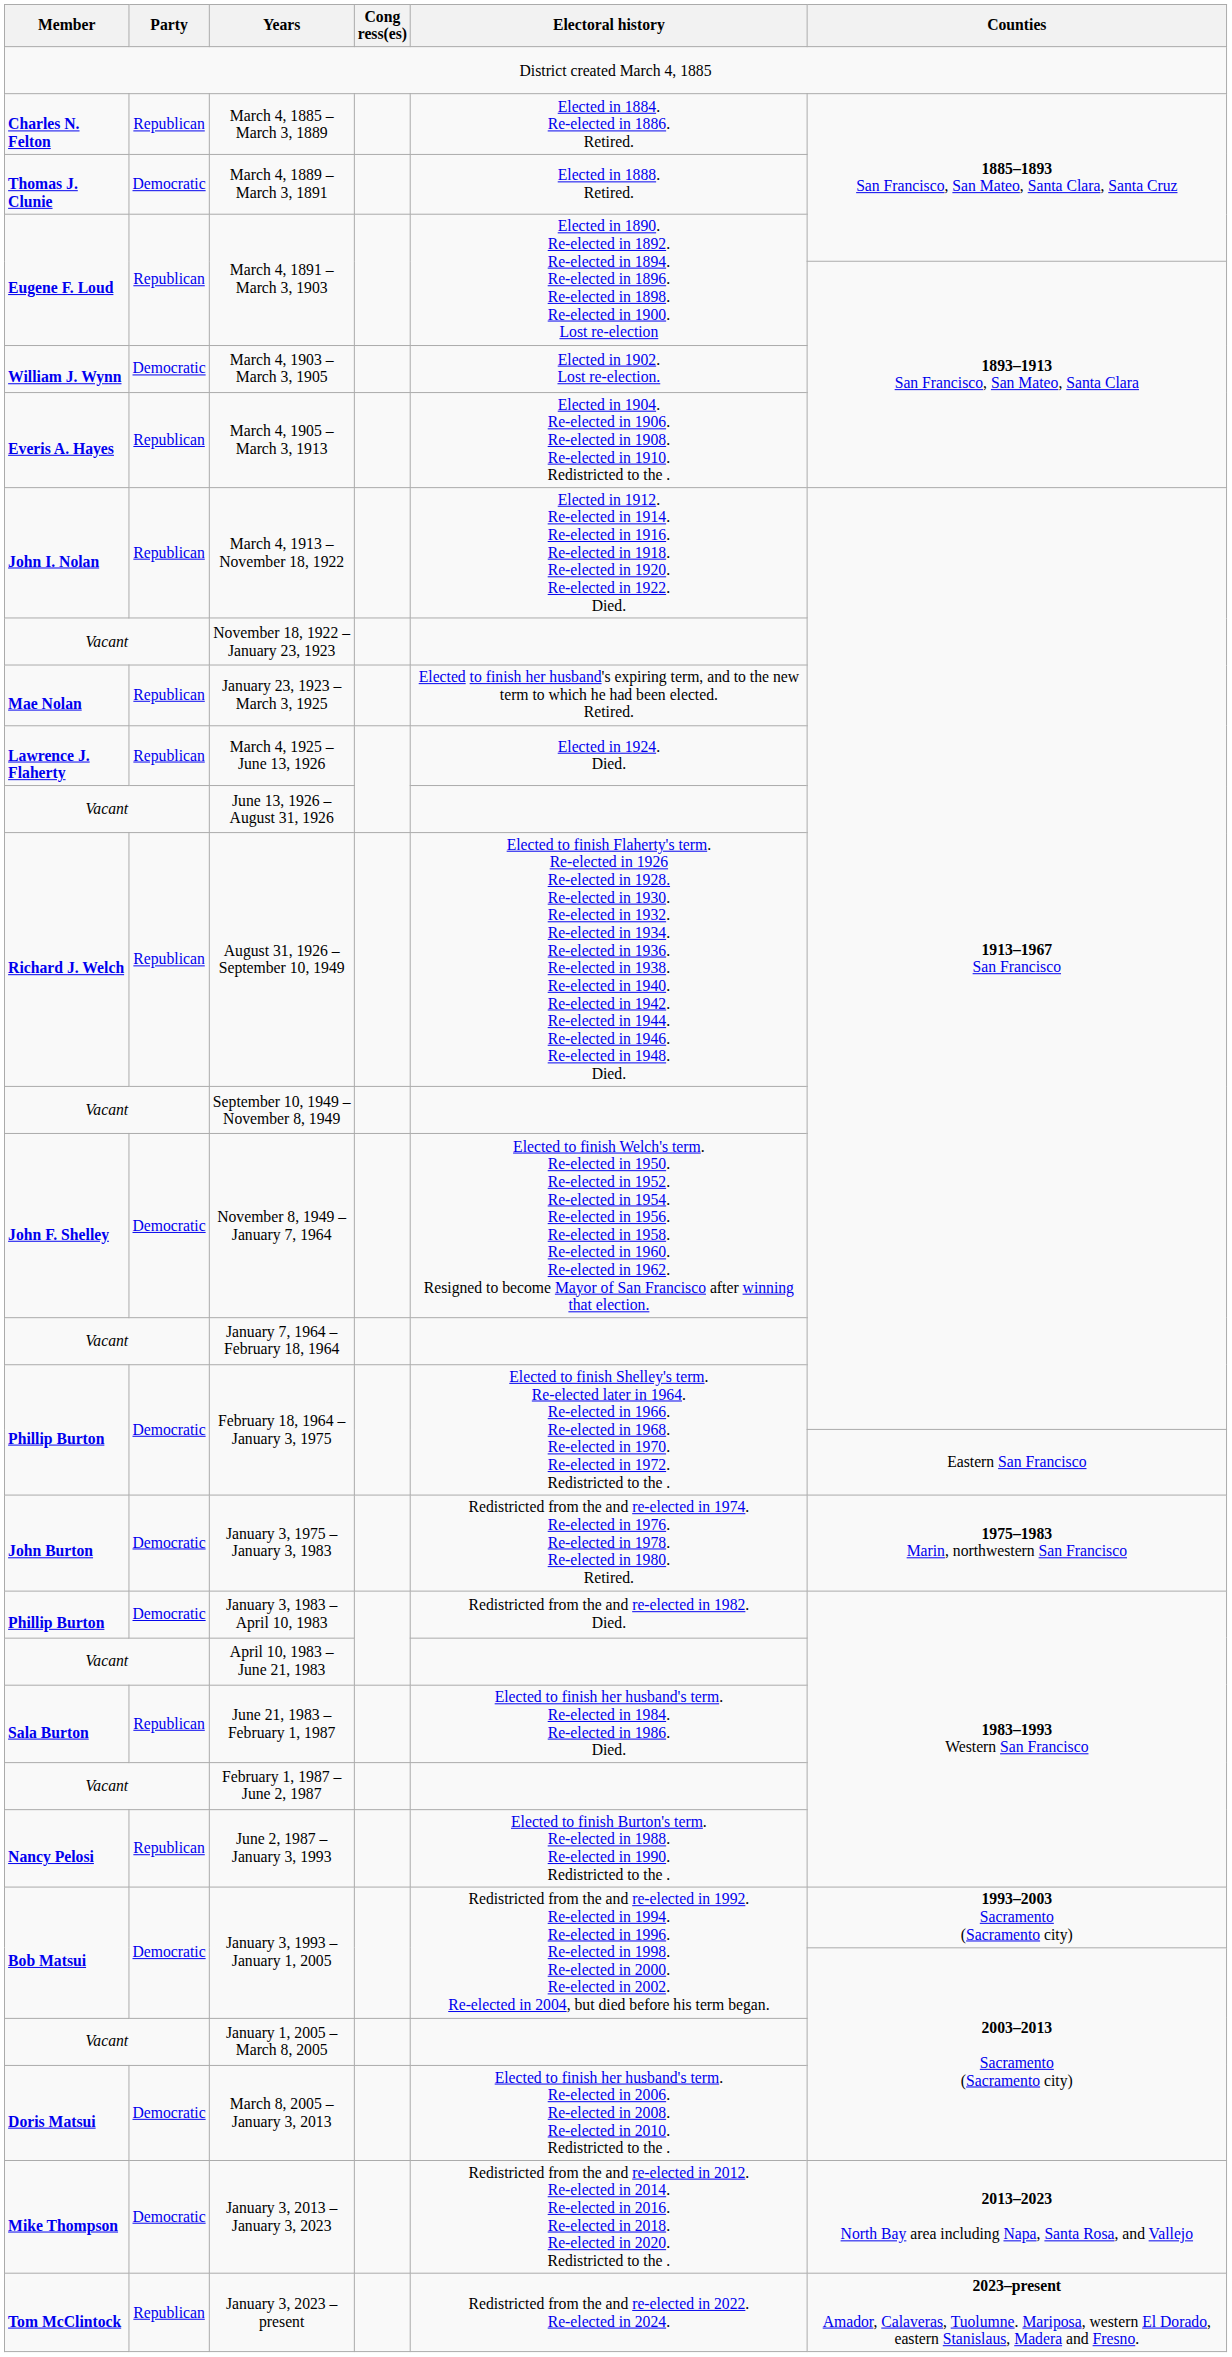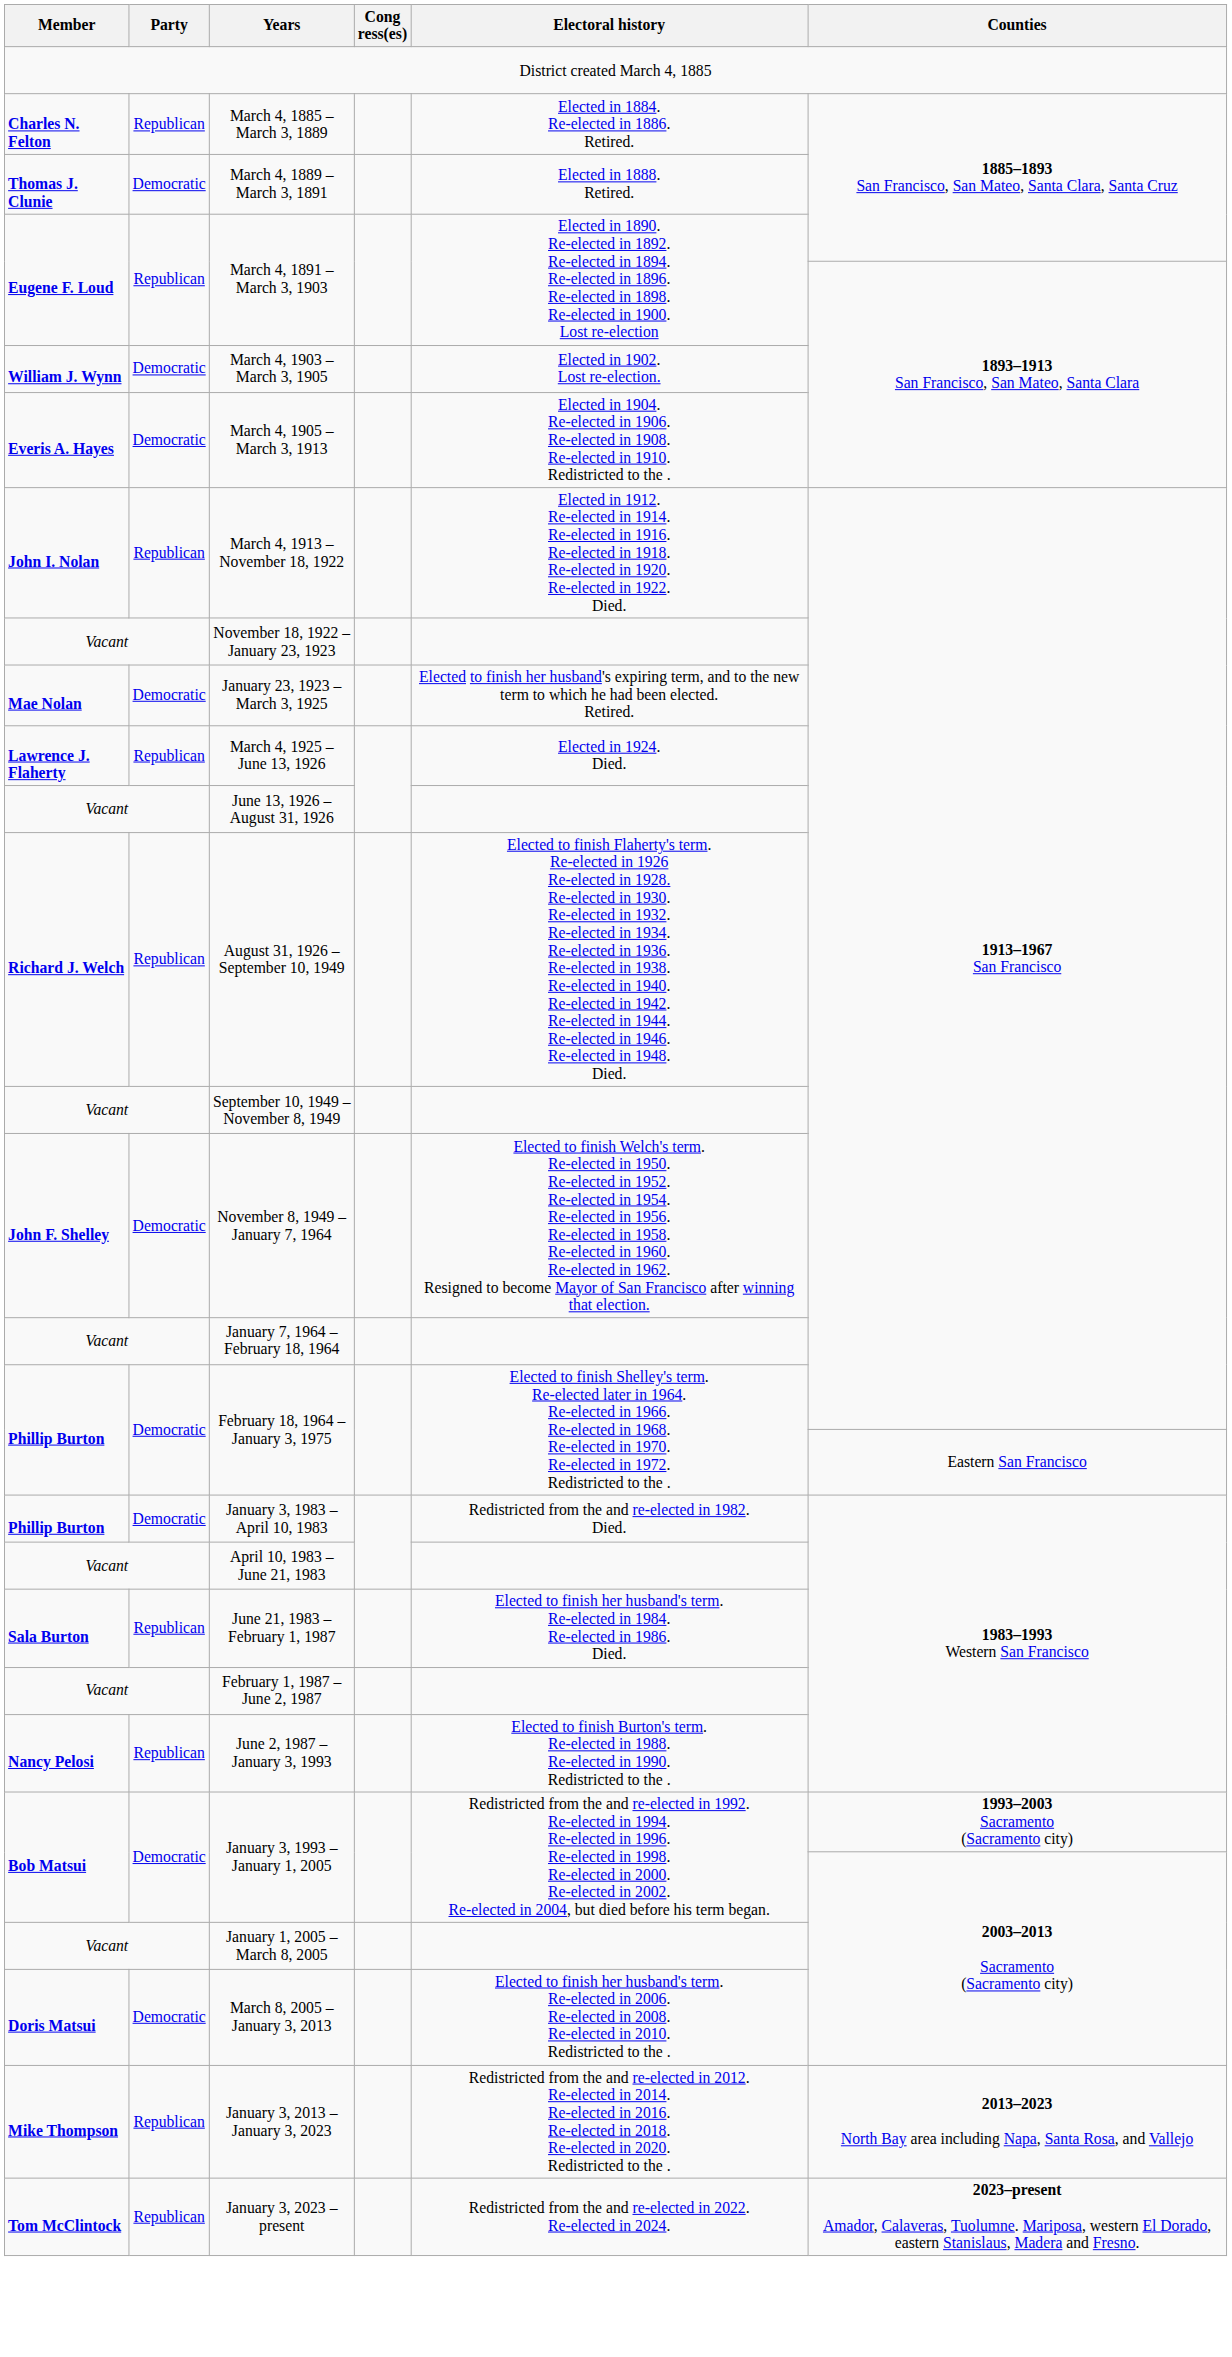(169, 439) Republican -> (169, 439) Democratic
(169, 695) Republican -> (169, 695) Democratic
- row: (51, 1551)
(169, 2217) Democratic -> (169, 2121) Republican
